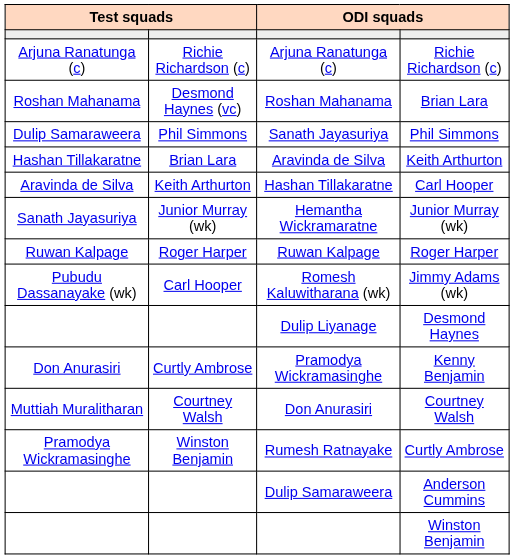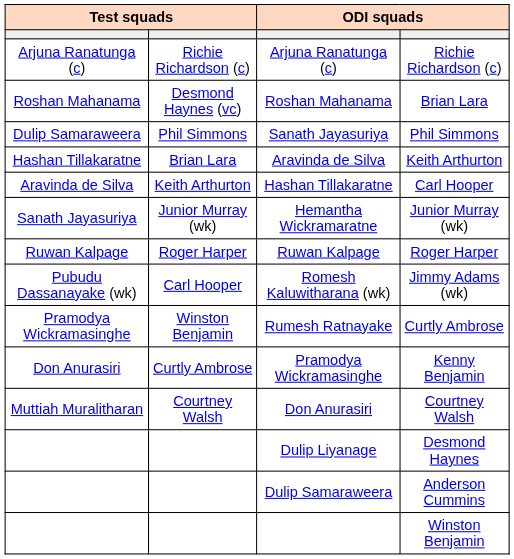rows swapped: (328, 450) <-> (328, 326)
